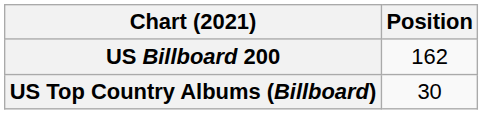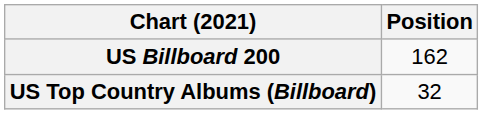(430, 91) 30 -> (430, 91) 32
